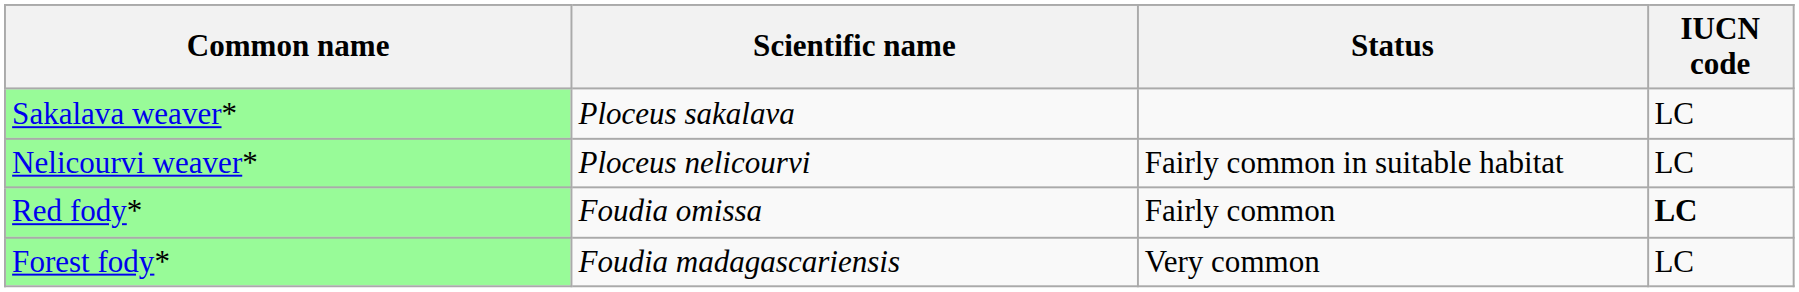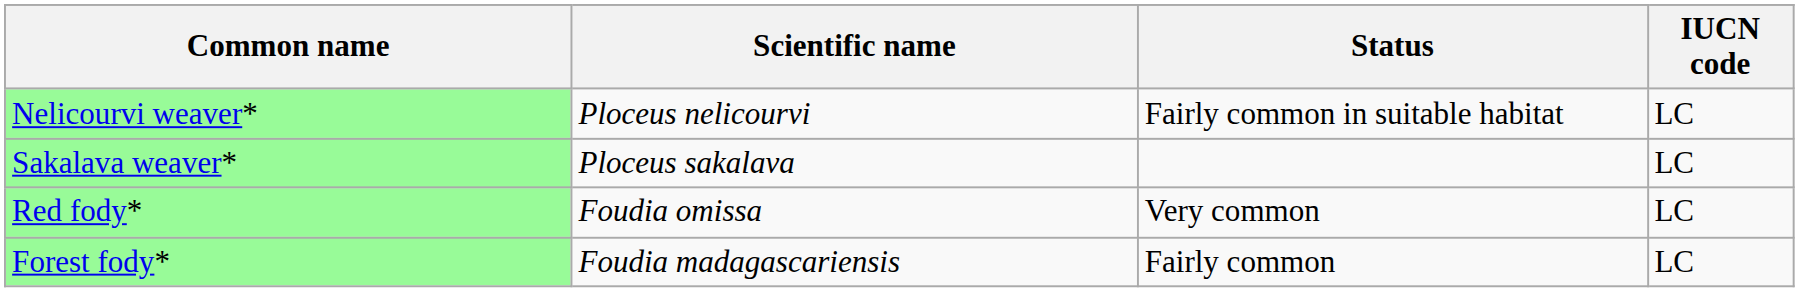rows swapped: (135, 162) <-> (125, 113)
(1240, 211) Fairly common -> (1232, 211) Very common
(1676, 211) bold -> (1674, 211) normal
(1232, 260) Very common -> (1240, 260) Fairly common
